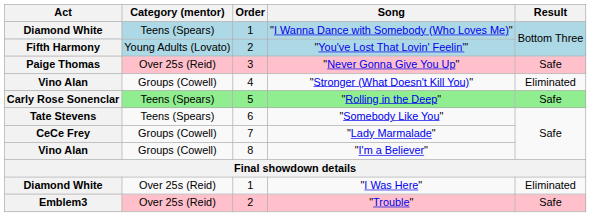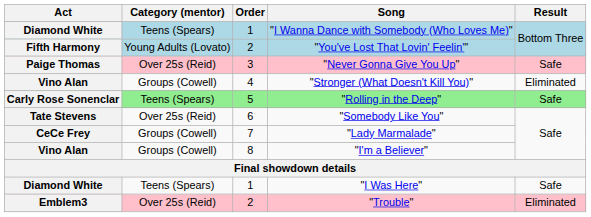(177, 116) Teens (Spears) -> (177, 116) Over 25s (Reid)
(177, 185) Over 25s (Reid) -> (177, 185) Teens (Spears)
(551, 185) Eliminated -> (551, 185) Safe
(551, 202) Safe -> (551, 202) Eliminated
